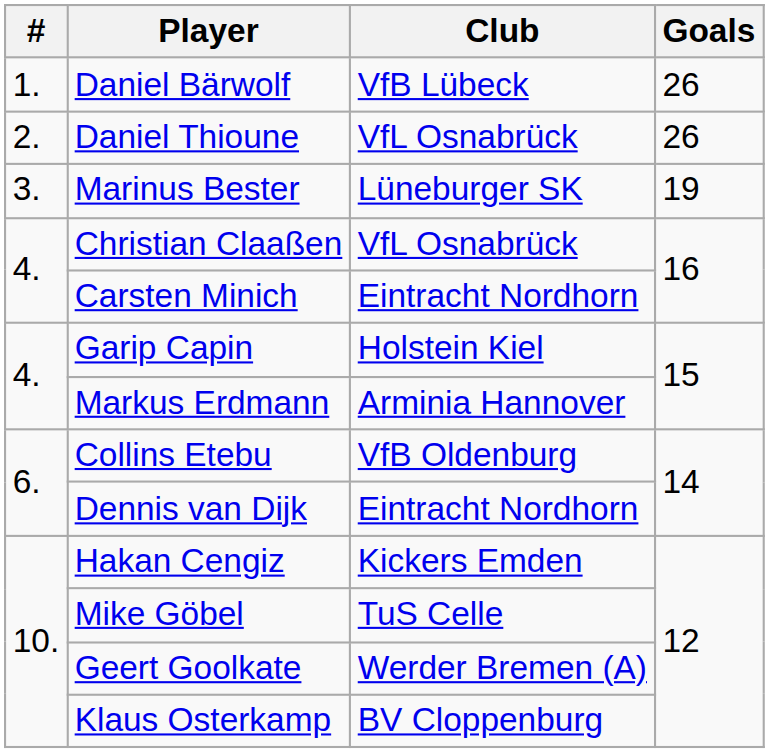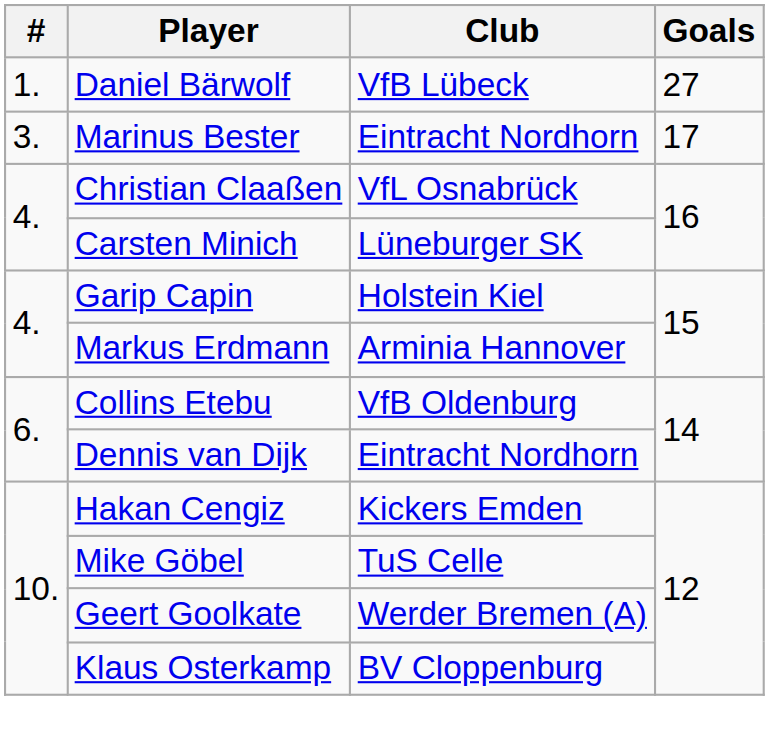(681, 84) 26 -> (681, 84) 27
- row: (187, 137)
(470, 190) Lüneburger SK -> (498, 137) Eintracht Nordhorn
(681, 190) 19 -> (681, 137) 17
(498, 296) Eintracht Nordhorn -> (470, 243) Lüneburger SK
